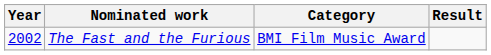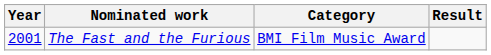(25, 39) 2002 -> (25, 39) 2001
